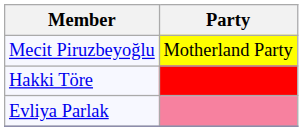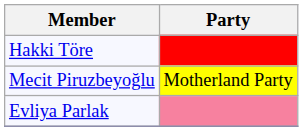rows swapped: (82, 50) <-> (51, 80)
